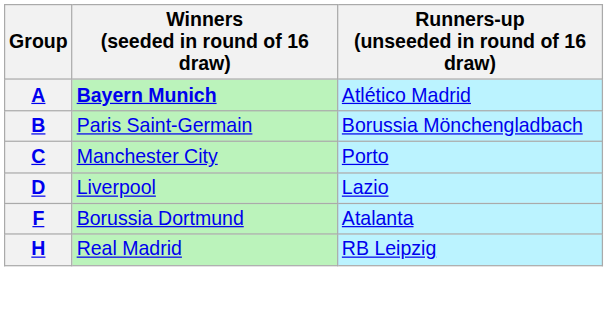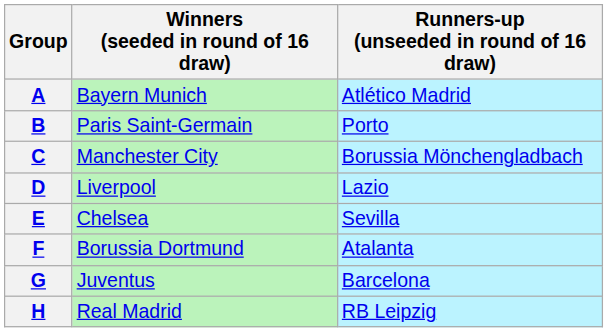(147, 94) bold -> (142, 94) normal
(462, 125) Borussia Mönchengladbach -> (365, 125) Porto
(365, 156) Porto -> (462, 156) Borussia Mönchengladbach
+ row: (38, 218)
+ row: (38, 280)
